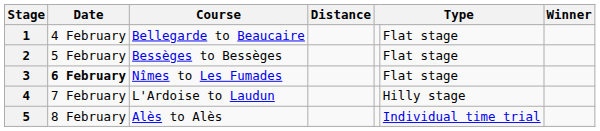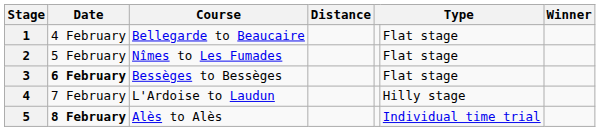(207, 55) Bessèges to Bessèges -> (207, 55) Nîmes to Les Fumades
(207, 76) Nîmes to Les Fumades -> (207, 76) Bessèges to Bessèges
(89, 116) normal -> (89, 116) bold
